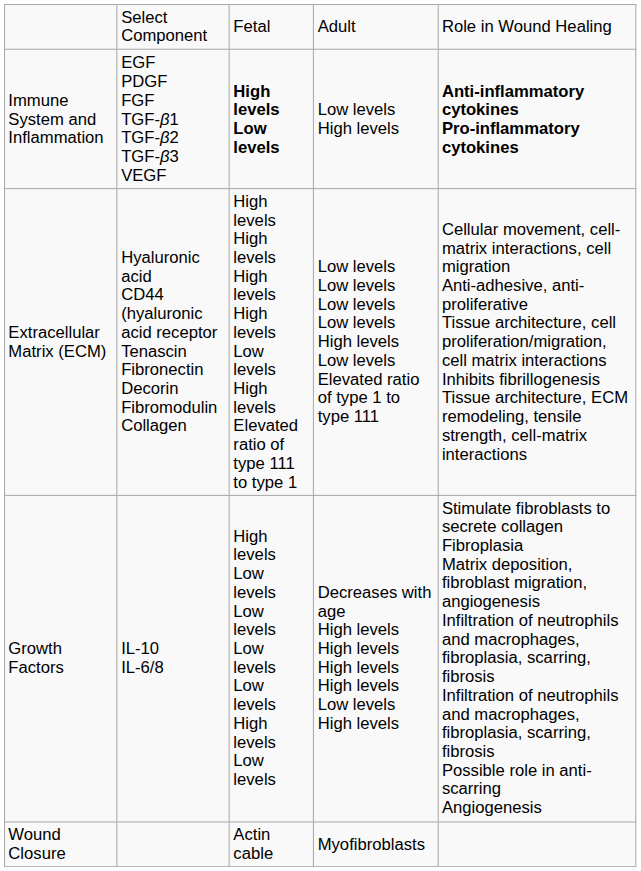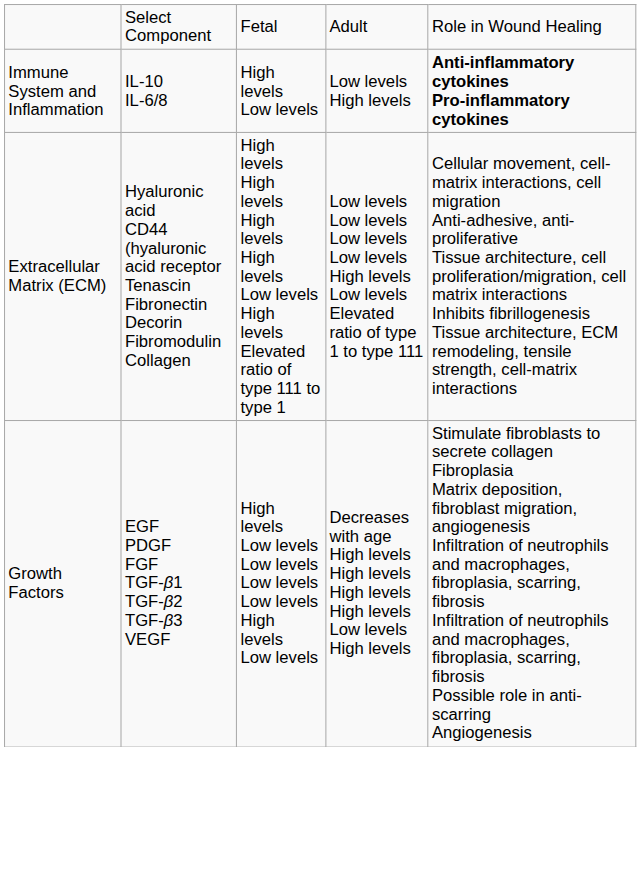(150, 118) EGF PDGF FGF TGF-β1 TGF-β2 TGF-β3 VEGF -> (146, 90) IL-10 IL-6/8
(256, 118) bold -> (279, 90) normal
(142, 658) IL-10 IL-6/8 -> (154, 583) EGF PDGF FGF TGF-β1 TGF-β2 TGF-β3 VEGF
- row: (37, 843)
